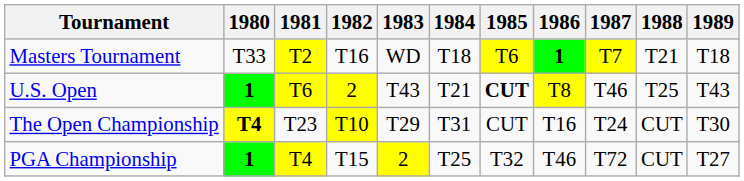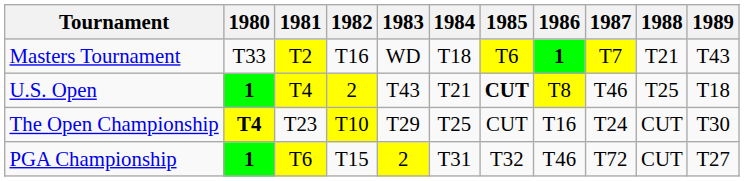(713, 56) T18 -> (713, 56) T43
(300, 90) T6 -> (300, 90) T4
(713, 90) T43 -> (713, 90) T18
(454, 124) T31 -> (454, 124) T25
(300, 159) T4 -> (300, 159) T6
(454, 159) T25 -> (454, 159) T31
